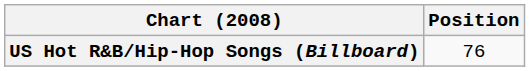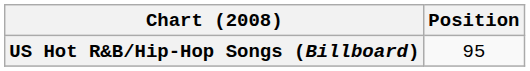(474, 51) 76 -> (474, 51) 95
